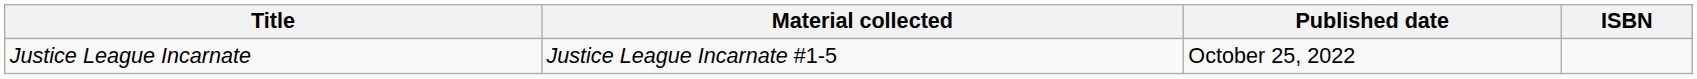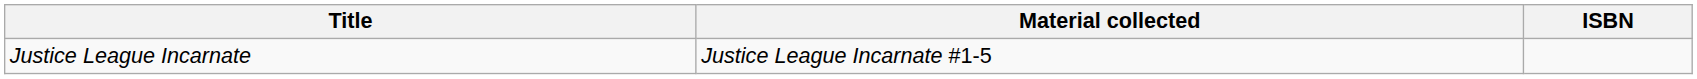- column: (1372, 21)
